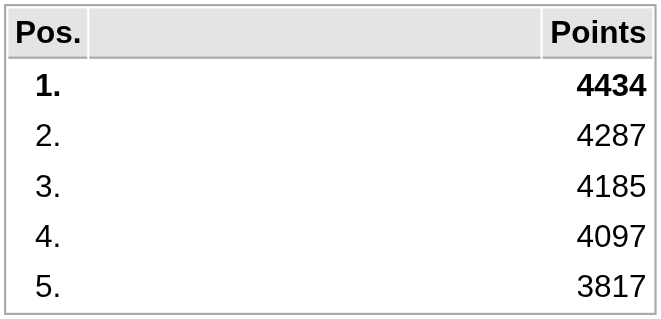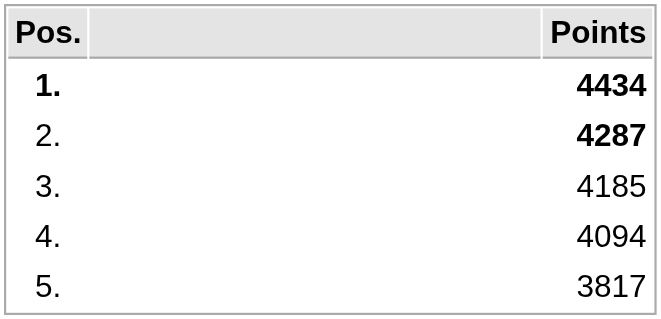(611, 135) normal -> (611, 135) bold
(611, 236) 4097 -> (611, 236) 4094
